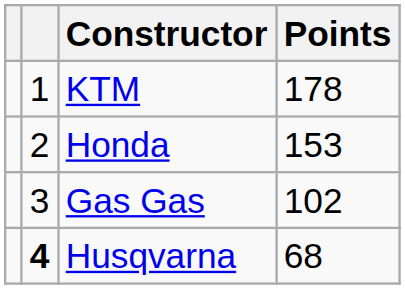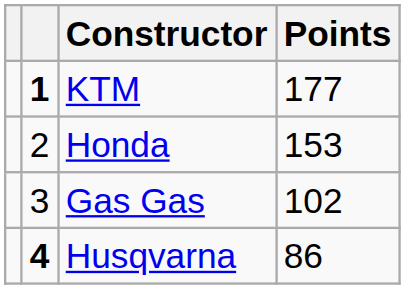(40, 89) normal -> (40, 89) bold
(313, 89) 178 -> (313, 89) 177
(303, 257) 68 -> (303, 257) 86
